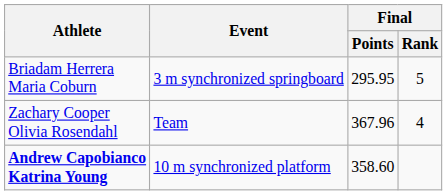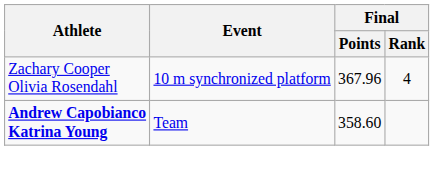- row: (61, 78)
(171, 123) Team -> (242, 78) 10 m synchronized platform
(242, 167) 10 m synchronized platform -> (171, 123) Team
